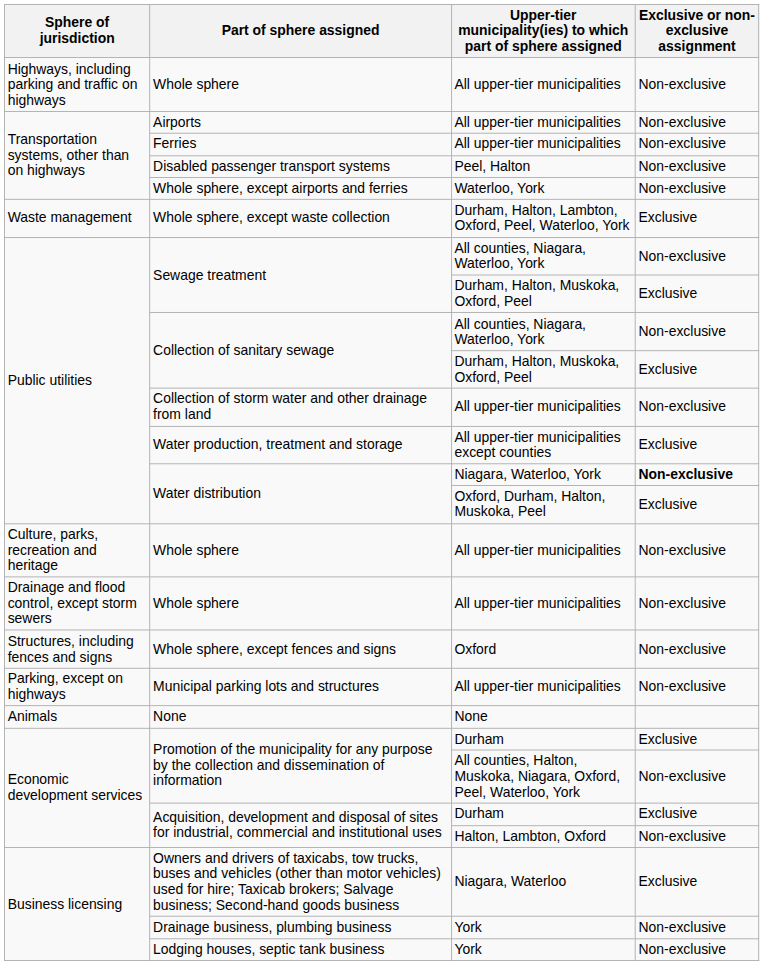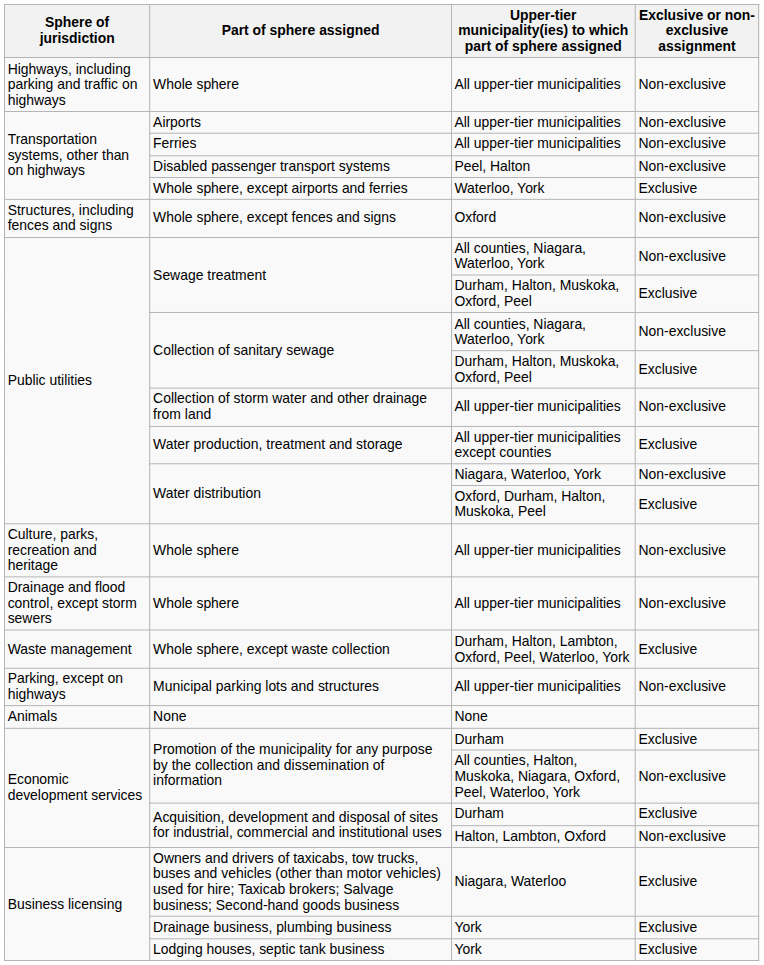(682, 188) Non-exclusive -> (668, 188) Exclusive
rows swapped: (271, 218) <-> (275, 649)
(686, 474) bold -> (682, 474) normal
(682, 927) Non-exclusive -> (668, 927) Exclusive
(682, 949) Non-exclusive -> (668, 949) Exclusive
